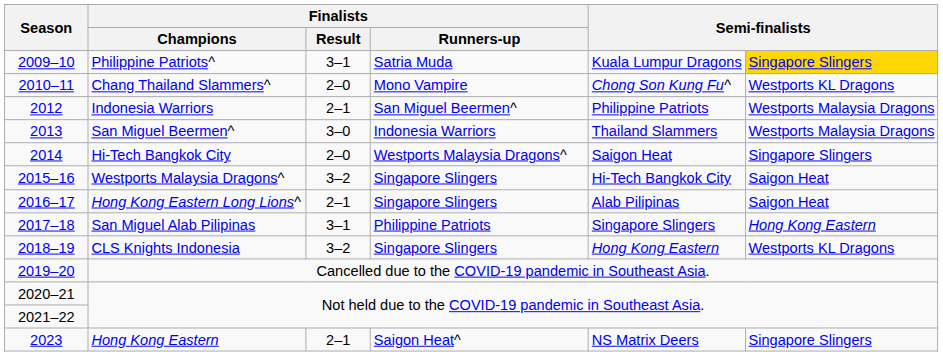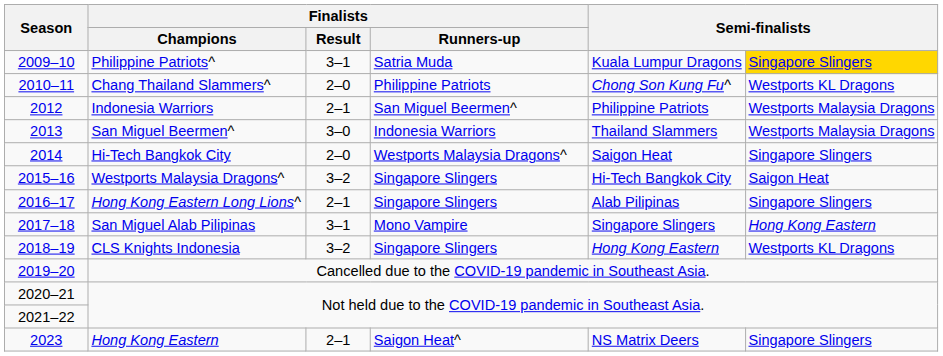(421, 86) Mono Vampire -> (432, 86) Philippine Patriots
(789, 201) Saigon Heat -> (810, 201) Singapore Slingers
(432, 224) Philippine Patriots -> (421, 224) Mono Vampire
